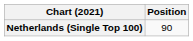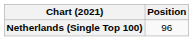(167, 28) 90 -> (167, 28) 96
